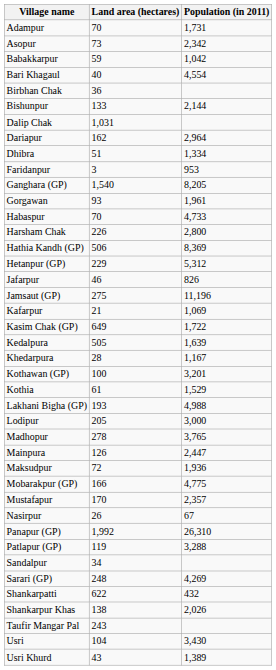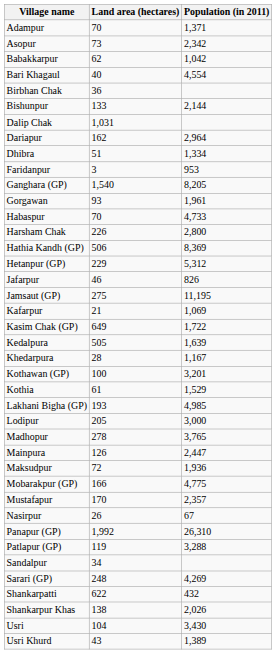(195, 28) 1,731 -> (195, 28) 1,371
(97, 59) 59 -> (97, 59) 62
(197, 295) 11,196 -> (197, 295) 11,195
(195, 405) 4,988 -> (195, 405) 4,985
- row: (43, 625)
